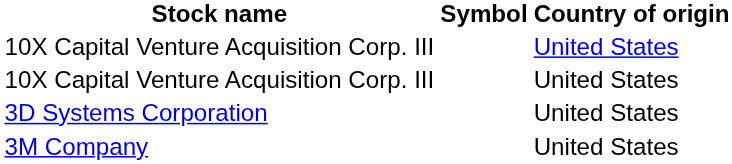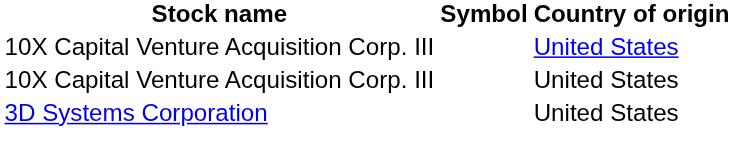- row: (76, 146)
